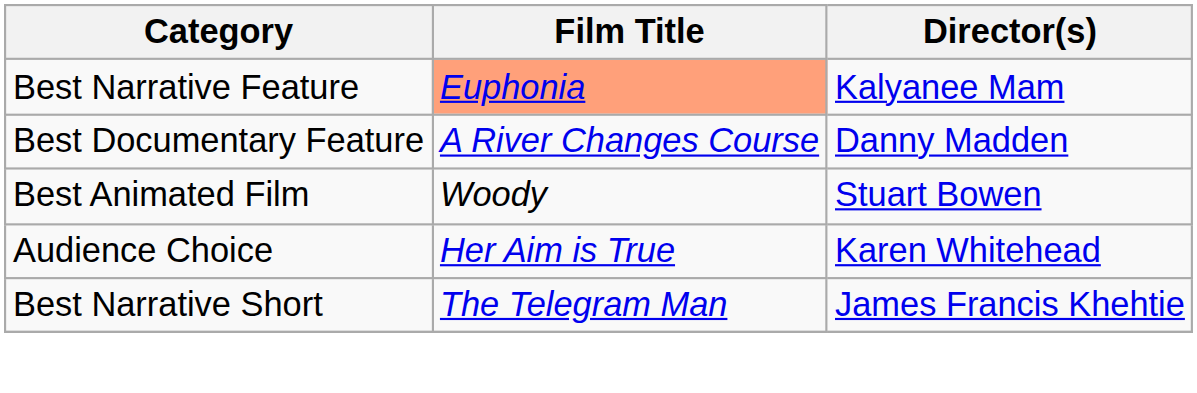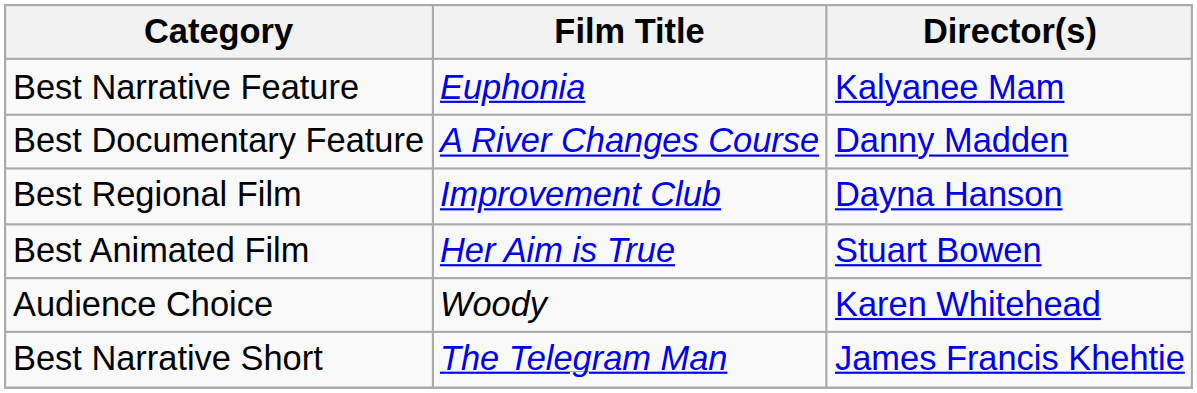(513, 86) lightsalmon background -> (513, 86) no background
+ row: (157, 195)
(493, 195) Woody -> (557, 250) Her Aim is True
(557, 250) Her Aim is True -> (493, 304) Woody
